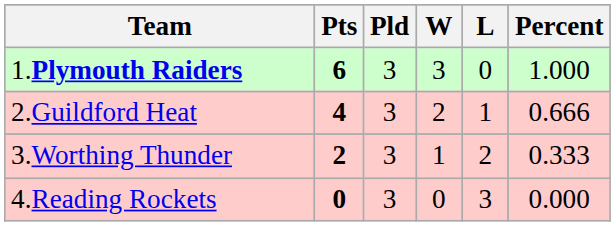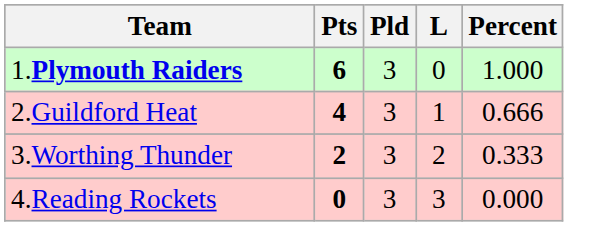- column: (439, 26)
